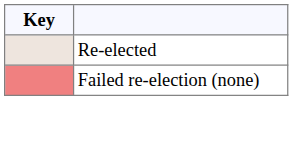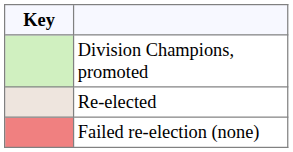+ row: (156, 60)
